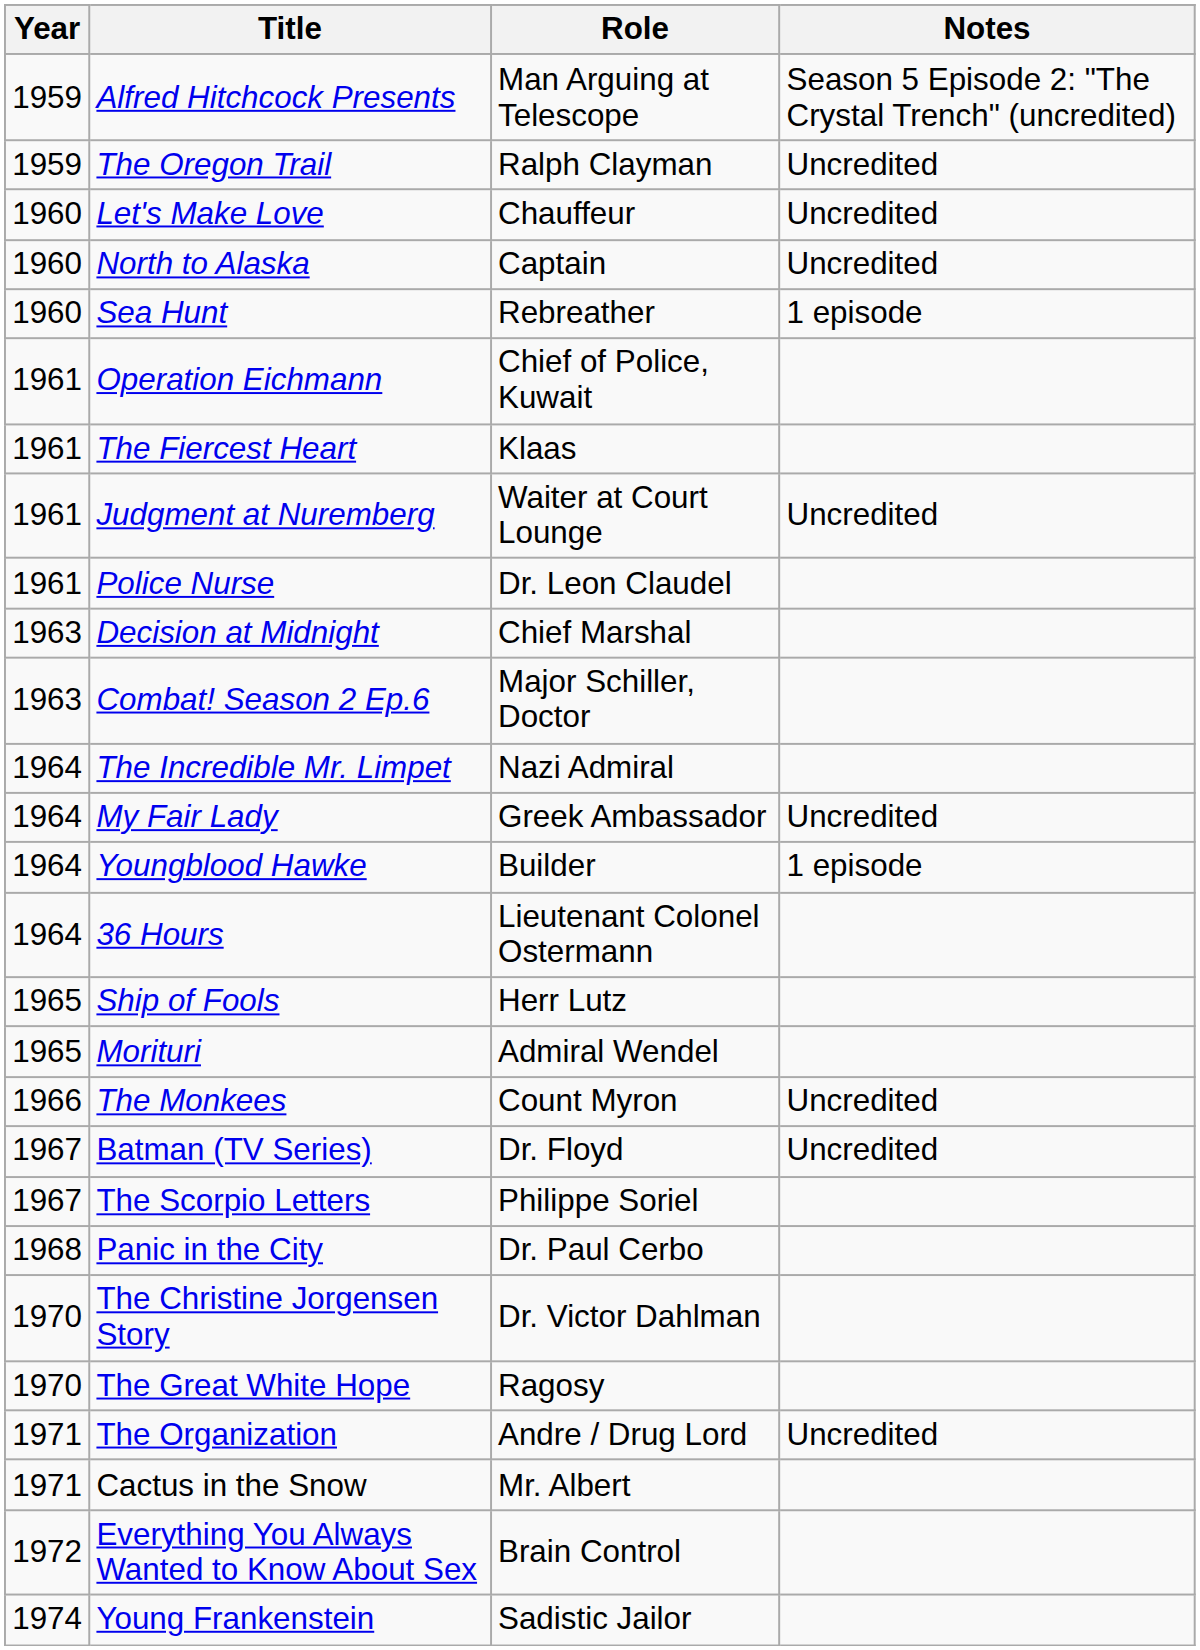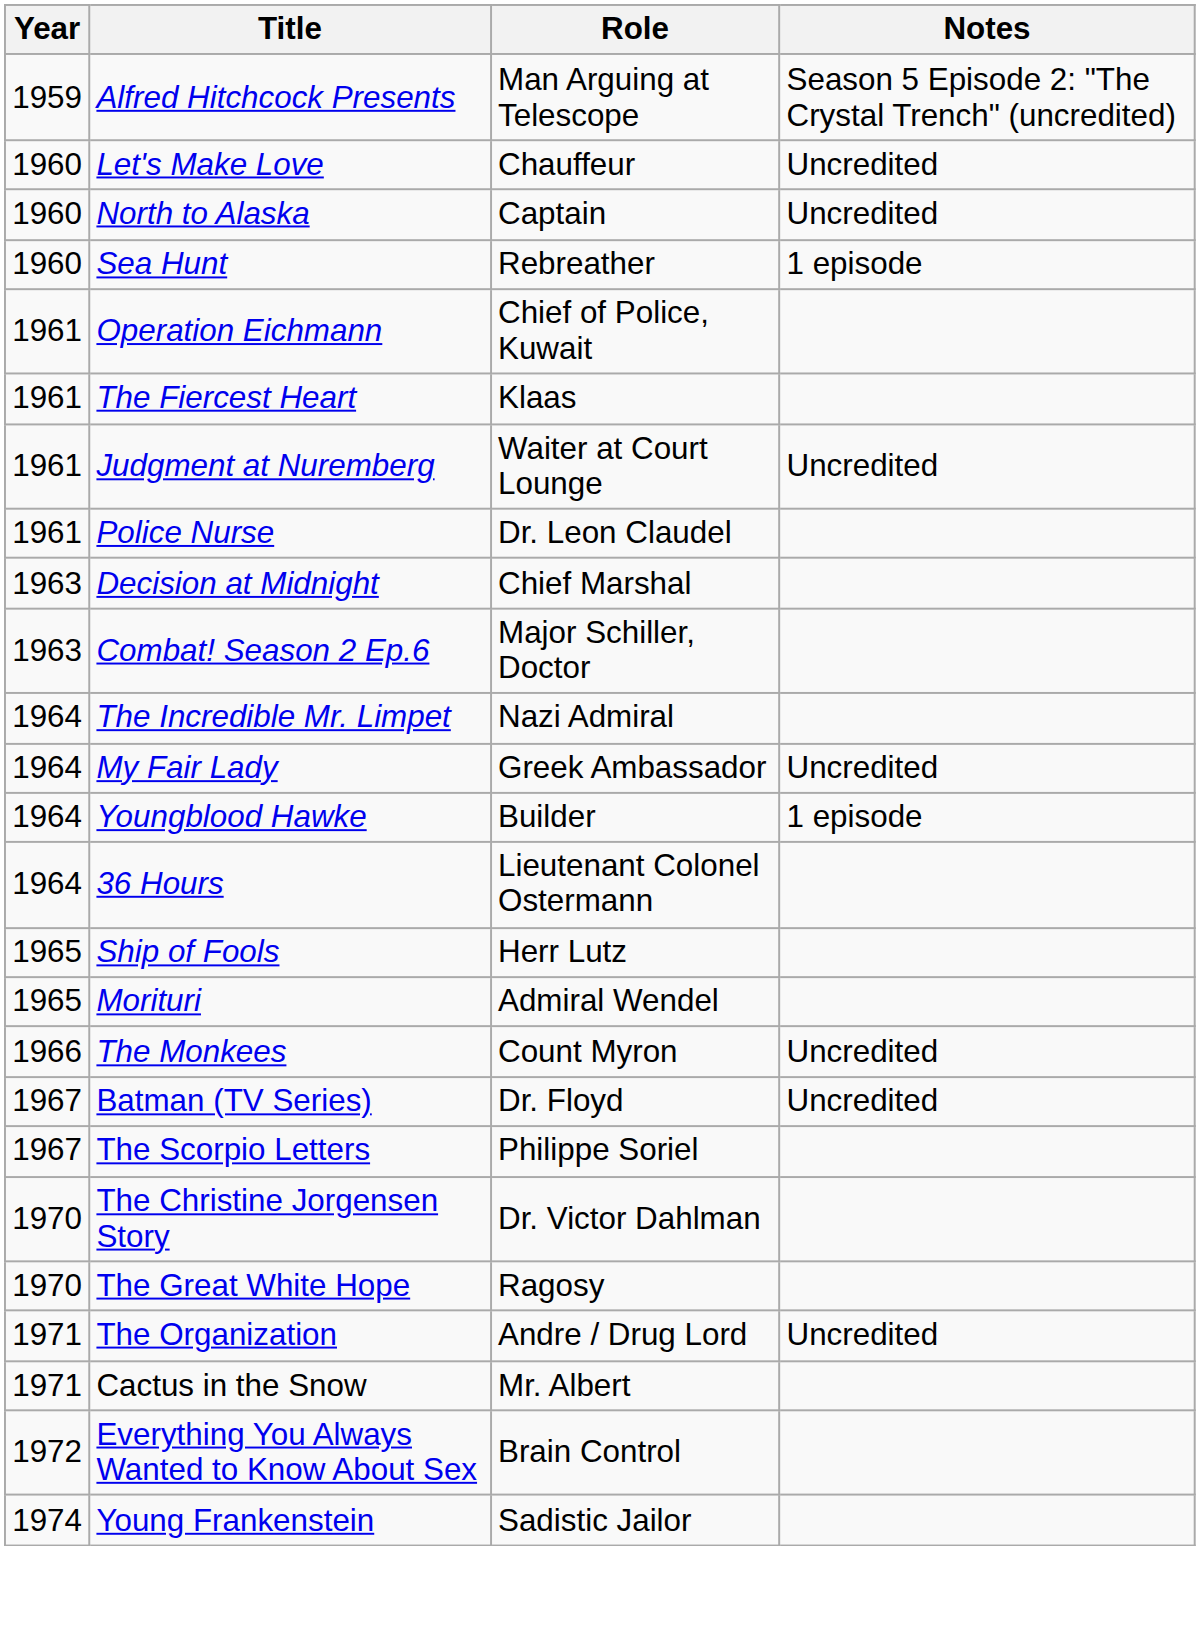- row: (214, 164)
- row: (210, 1250)
